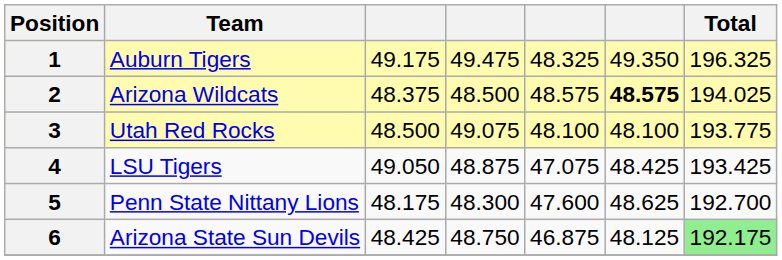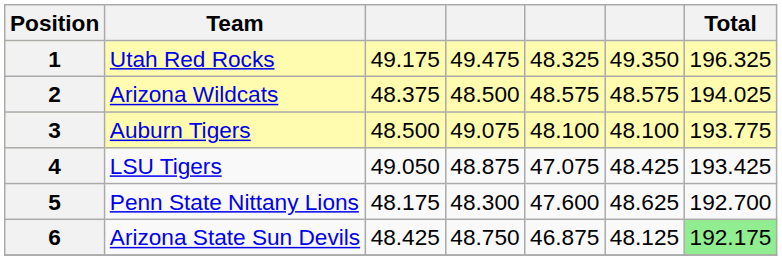(180, 59) Auburn Tigers -> (192, 59) Utah Red Rocks
(644, 95) bold -> (644, 95) normal
(192, 130) Utah Red Rocks -> (180, 130) Auburn Tigers
